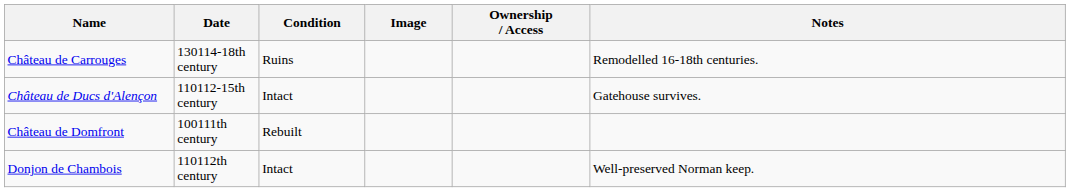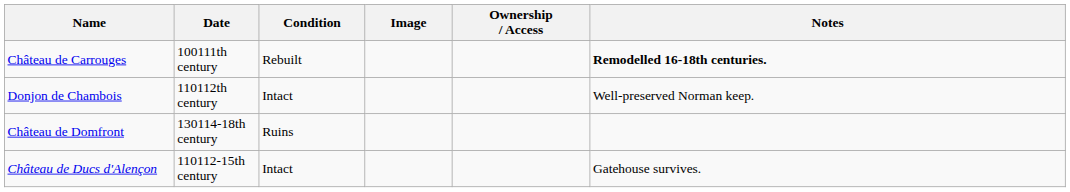(211, 59) 130114-18th century -> (202, 59) 100111th century
(278, 59) Ruins -> (282, 59) Rebuilt
(676, 59) normal -> (680, 59) bold
rows swapped: (65, 168) <-> (82, 95)
(202, 132) 100111th century -> (211, 132) 130114-18th century
(282, 132) Rebuilt -> (278, 132) Ruins
